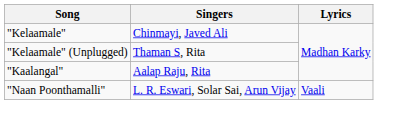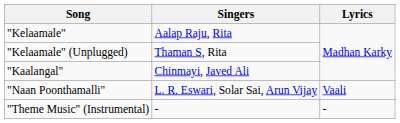(180, 33) Chinmayi, Javed Ali -> (193, 33) Aalap Raju, Rita
(172, 71) Aalap Raju, Rita -> (202, 71) Chinmayi, Javed Ali
+ row: (78, 109)
